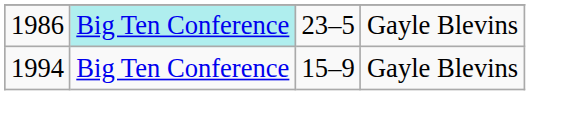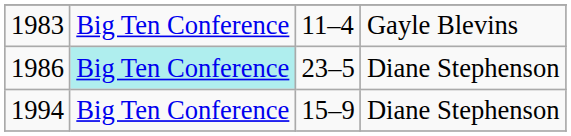+ row: (38, 25)
(443, 25) Gayle Blevins -> (463, 67) Diane Stephenson
(443, 67) Gayle Blevins -> (463, 109) Diane Stephenson
